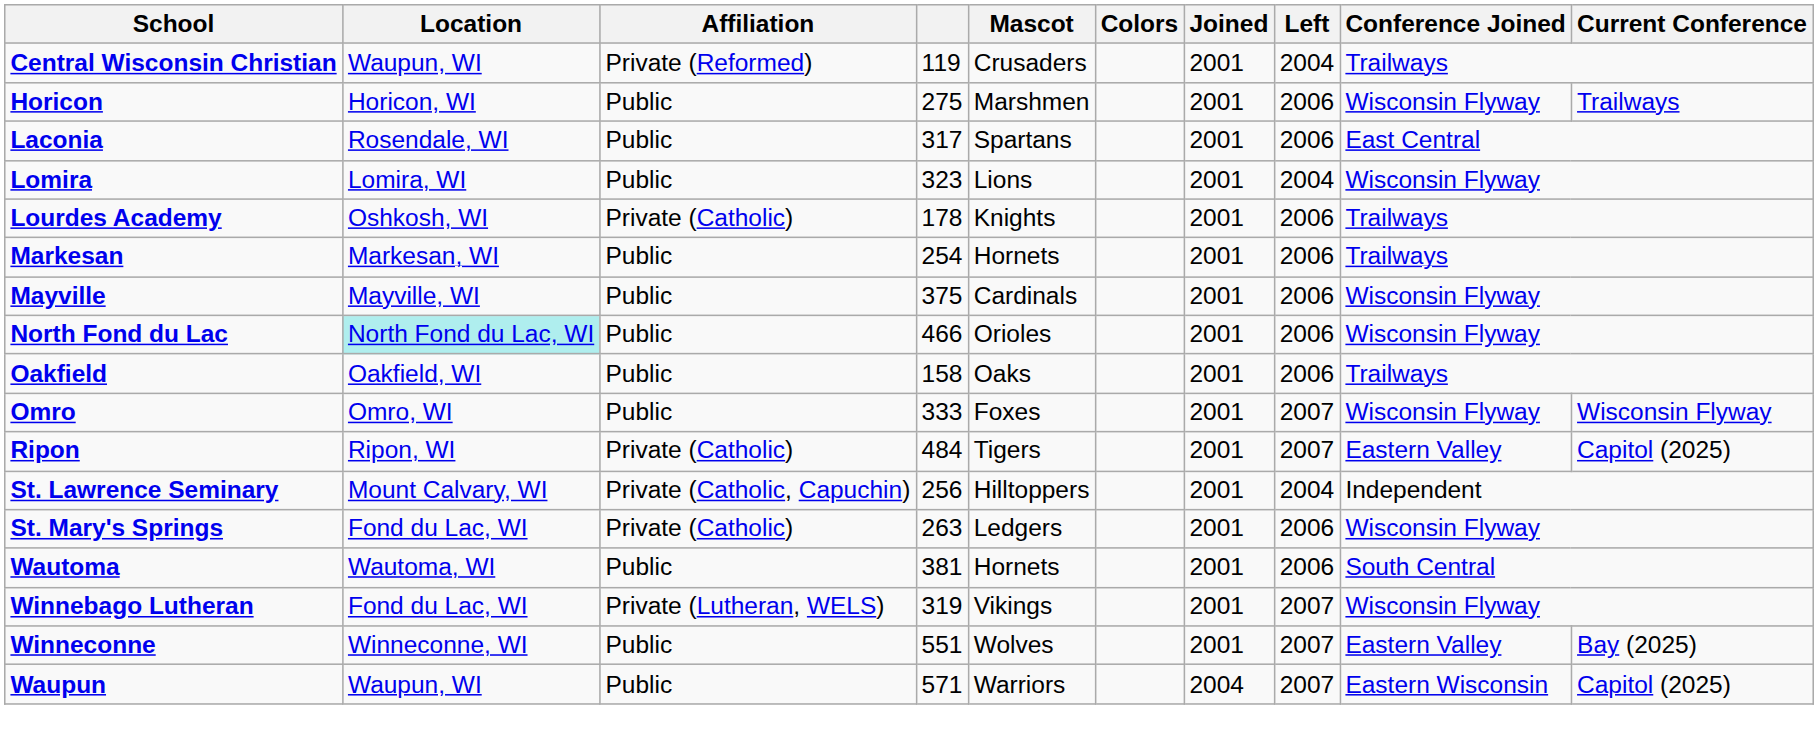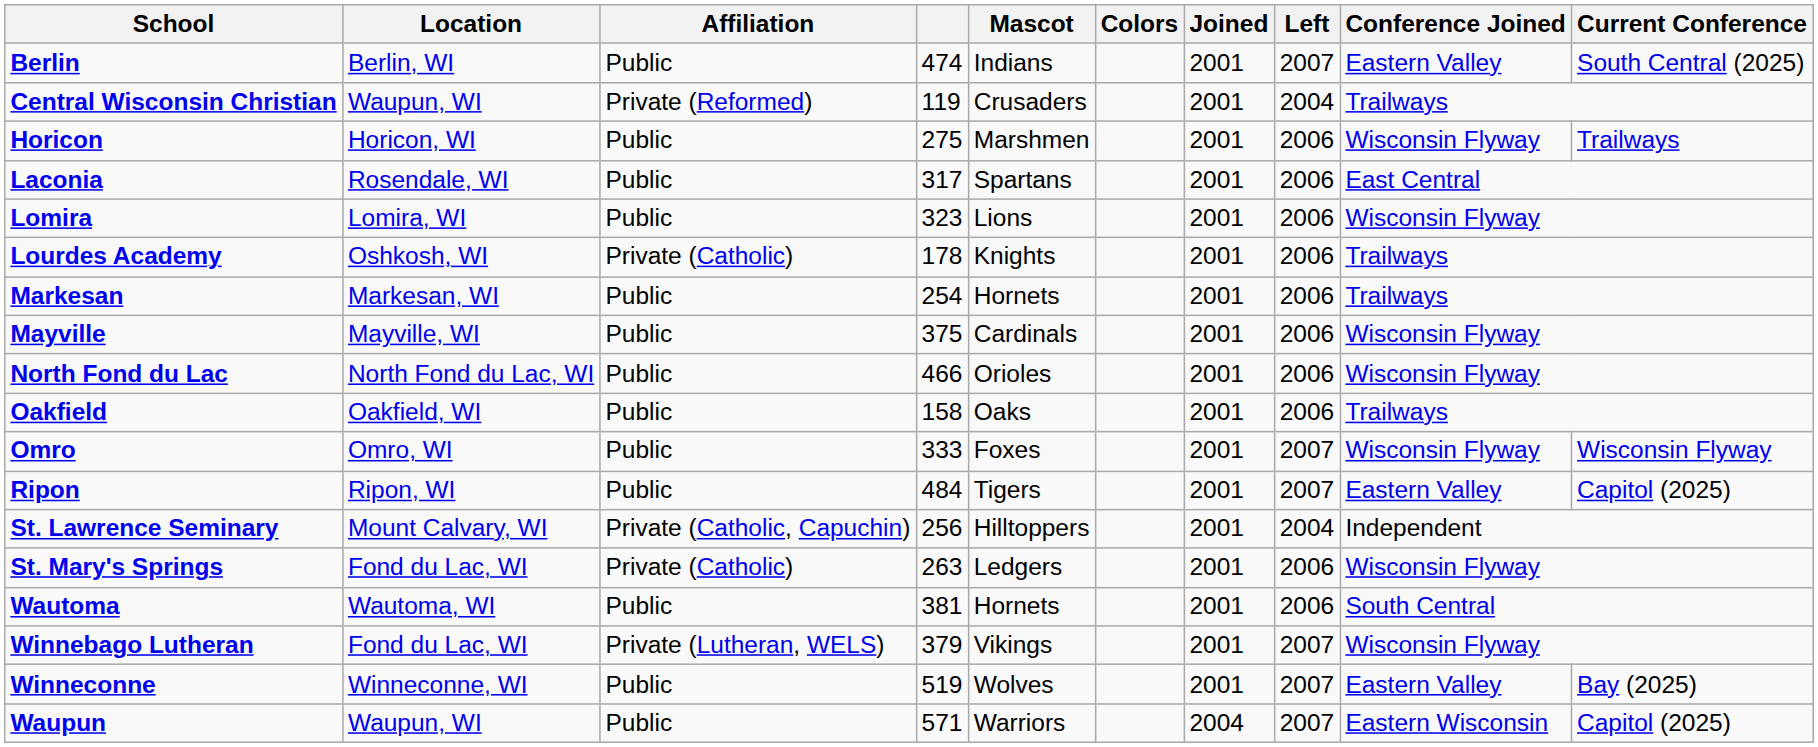+ row: (45, 62)
(1307, 179) 2004 -> (1307, 218) 2006
(471, 334) paleturquoise background -> (471, 373) no background
(699, 450) Private (Catholic) -> (639, 489) Public
(942, 606) 319 -> (942, 645) 379
(942, 645) 551 -> (942, 683) 519
